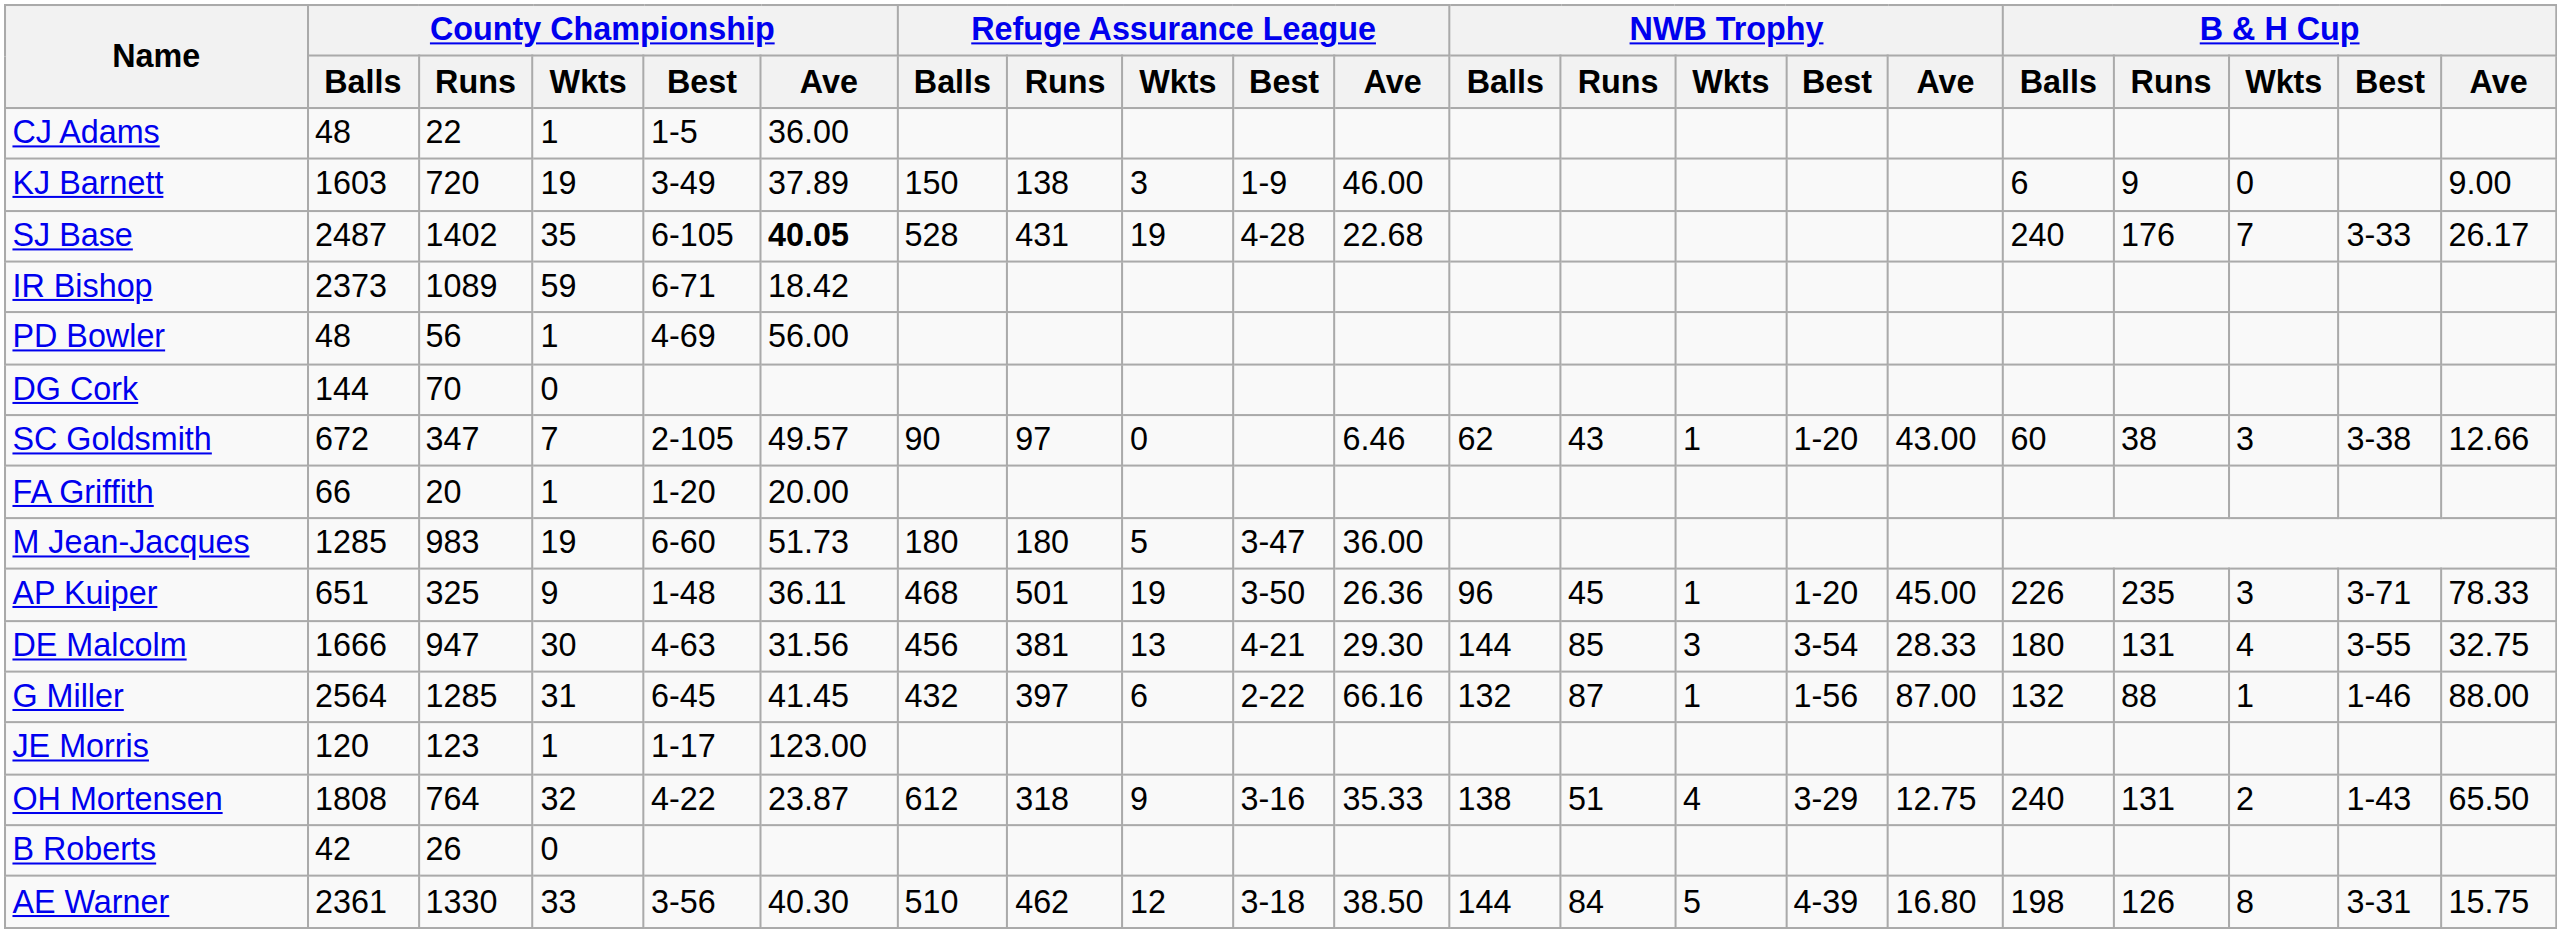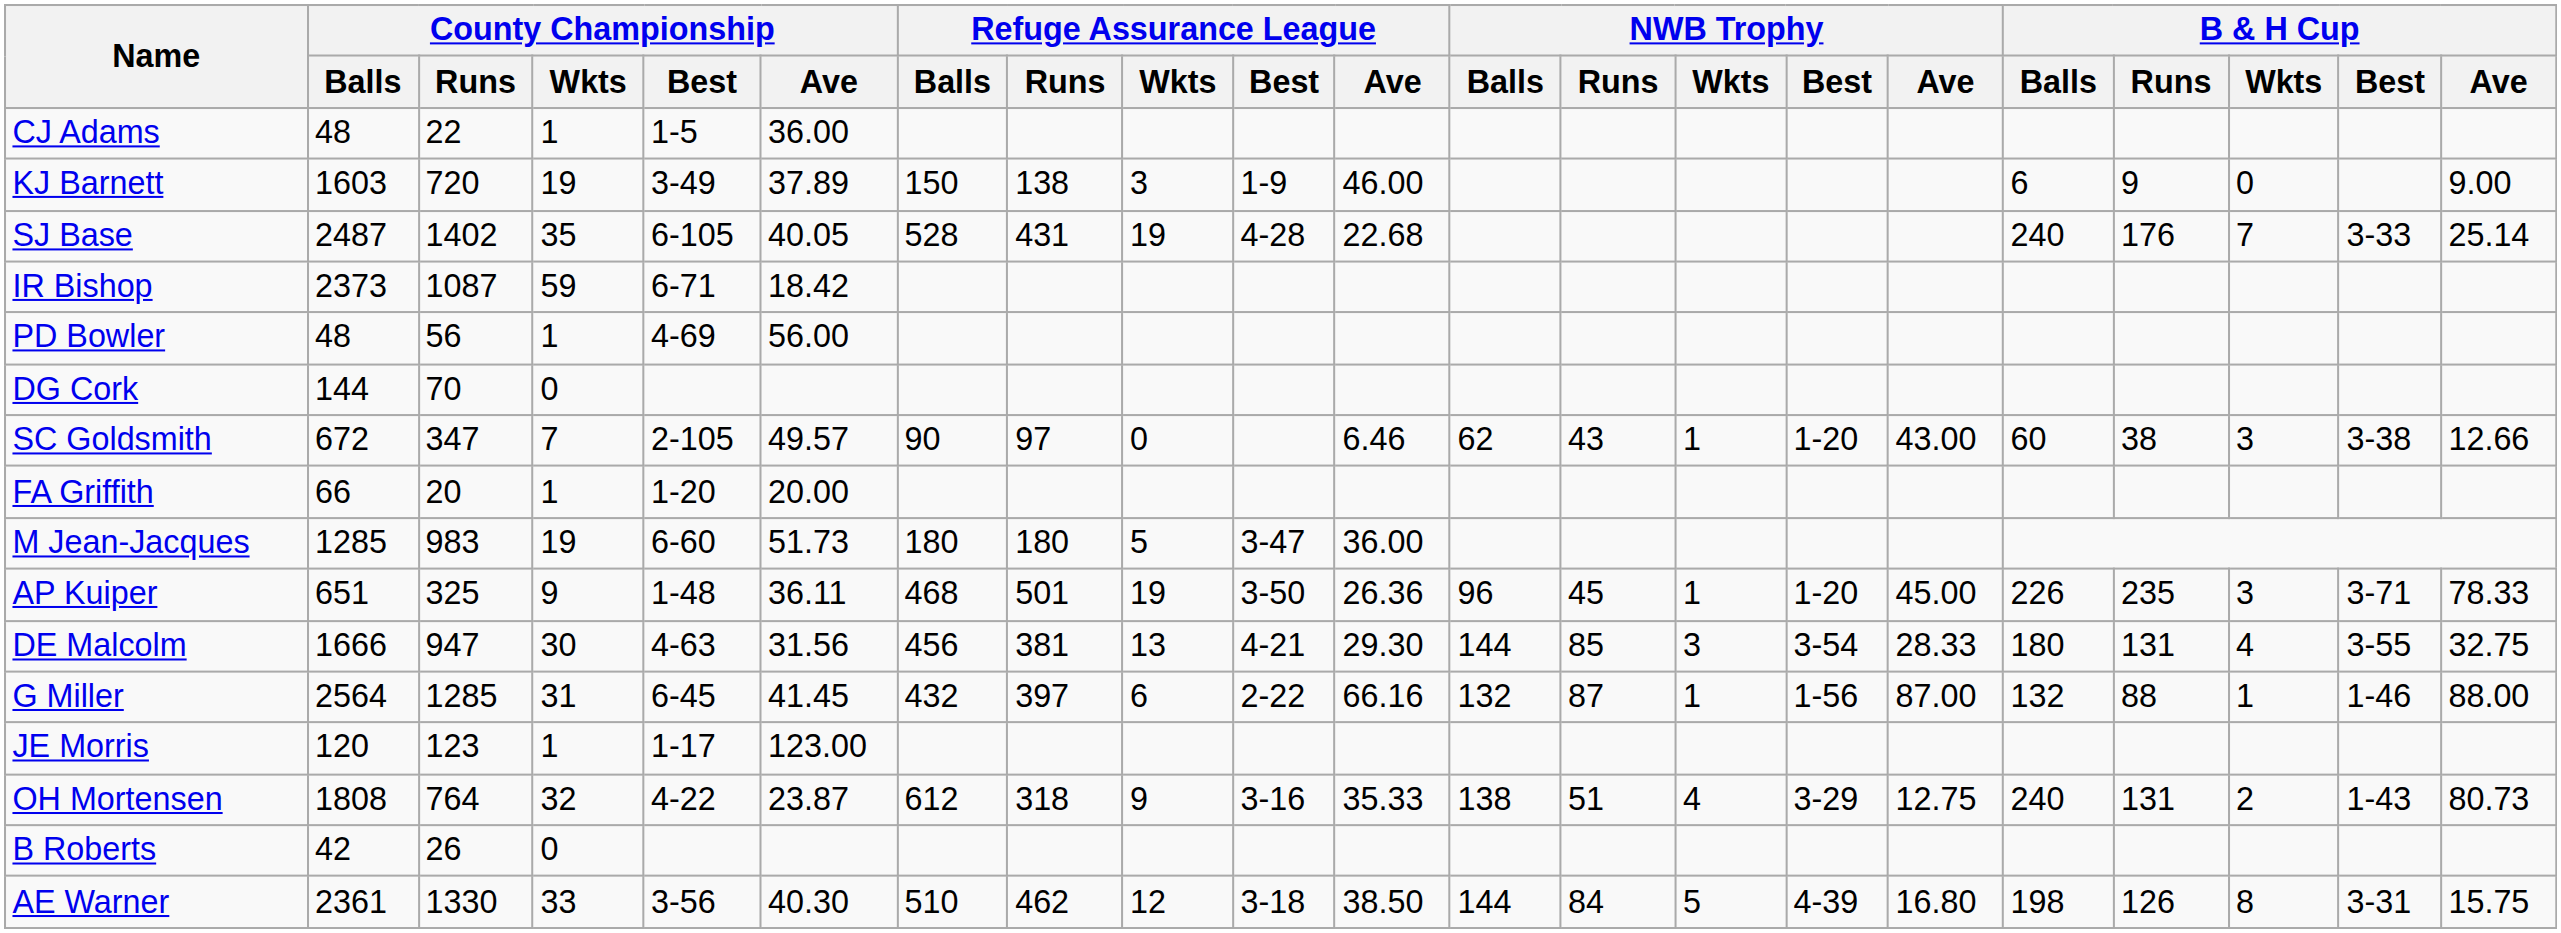(809, 235) bold -> (809, 235) normal
(2489, 235) 26.17 -> (2489, 235) 25.14
(461, 286) 1089 -> (461, 286) 1087
(2489, 798) 65.50 -> (2489, 798) 80.73
